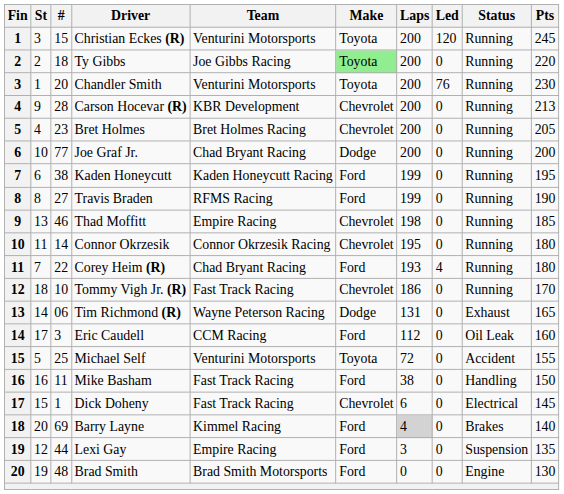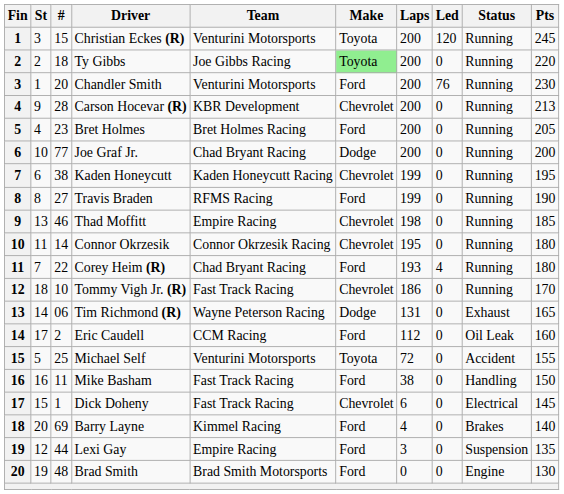(358, 84) Toyota -> (352, 84) Ford
(366, 130) Chevrolet -> (352, 130) Ford
(352, 175) Ford -> (366, 175) Chevrolet
(58, 335) 3 -> (58, 335) 2
(404, 426) lightgrey background -> (404, 426) no background
